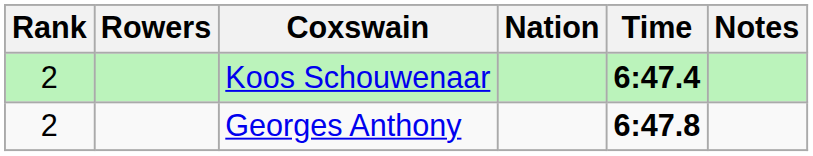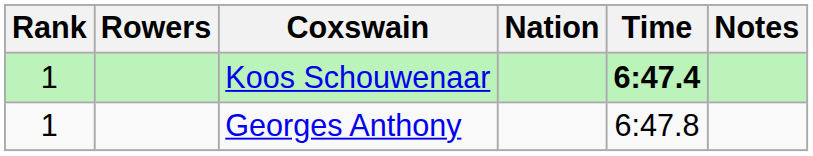(49, 77) 2 -> (49, 77) 1
(49, 125) 2 -> (49, 125) 1
(657, 125) bold -> (657, 125) normal
